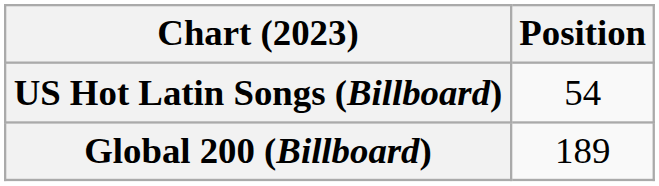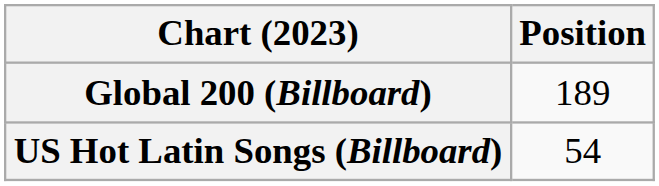rows swapped: (258, 150) <-> (258, 92)
